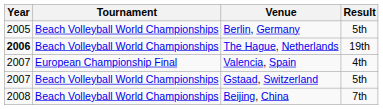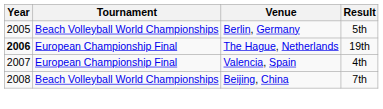(127, 46) Beach Volleyball World Championships -> (106, 46) European Championship Final
- row: (271, 79)
